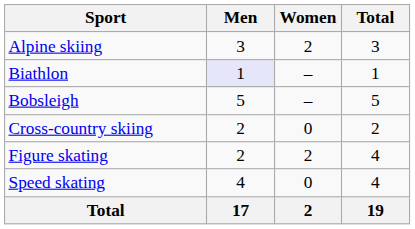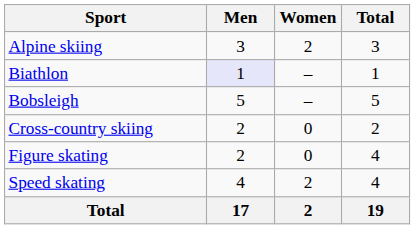(308, 155) 2 -> (308, 155) 0
(308, 182) 0 -> (308, 182) 2
